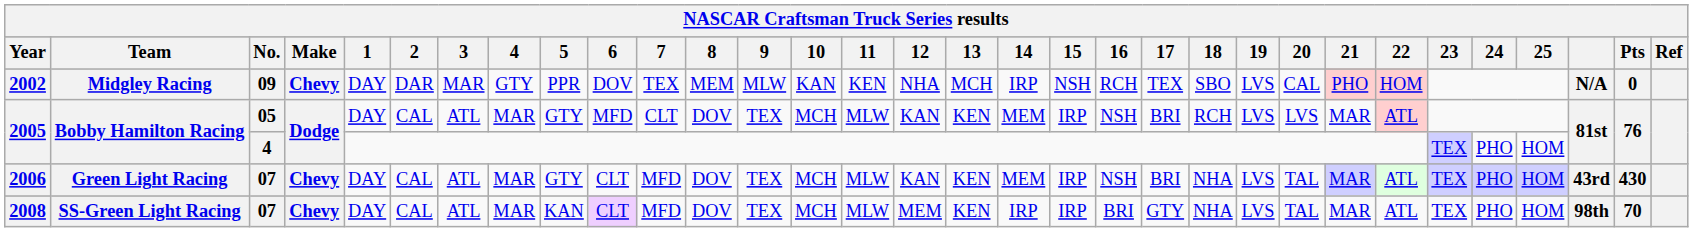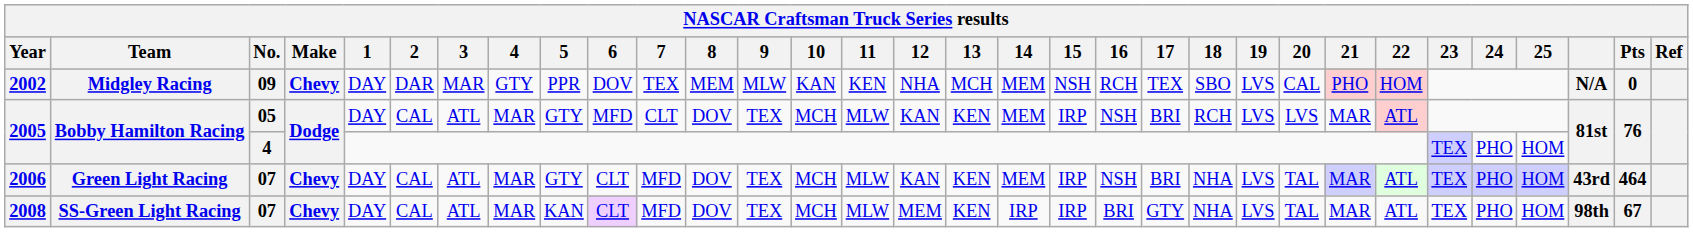(1023, 83) IRP -> (1023, 83) MEM
(1633, 179) 430 -> (1633, 179) 464
(1633, 211) 70 -> (1633, 211) 67
